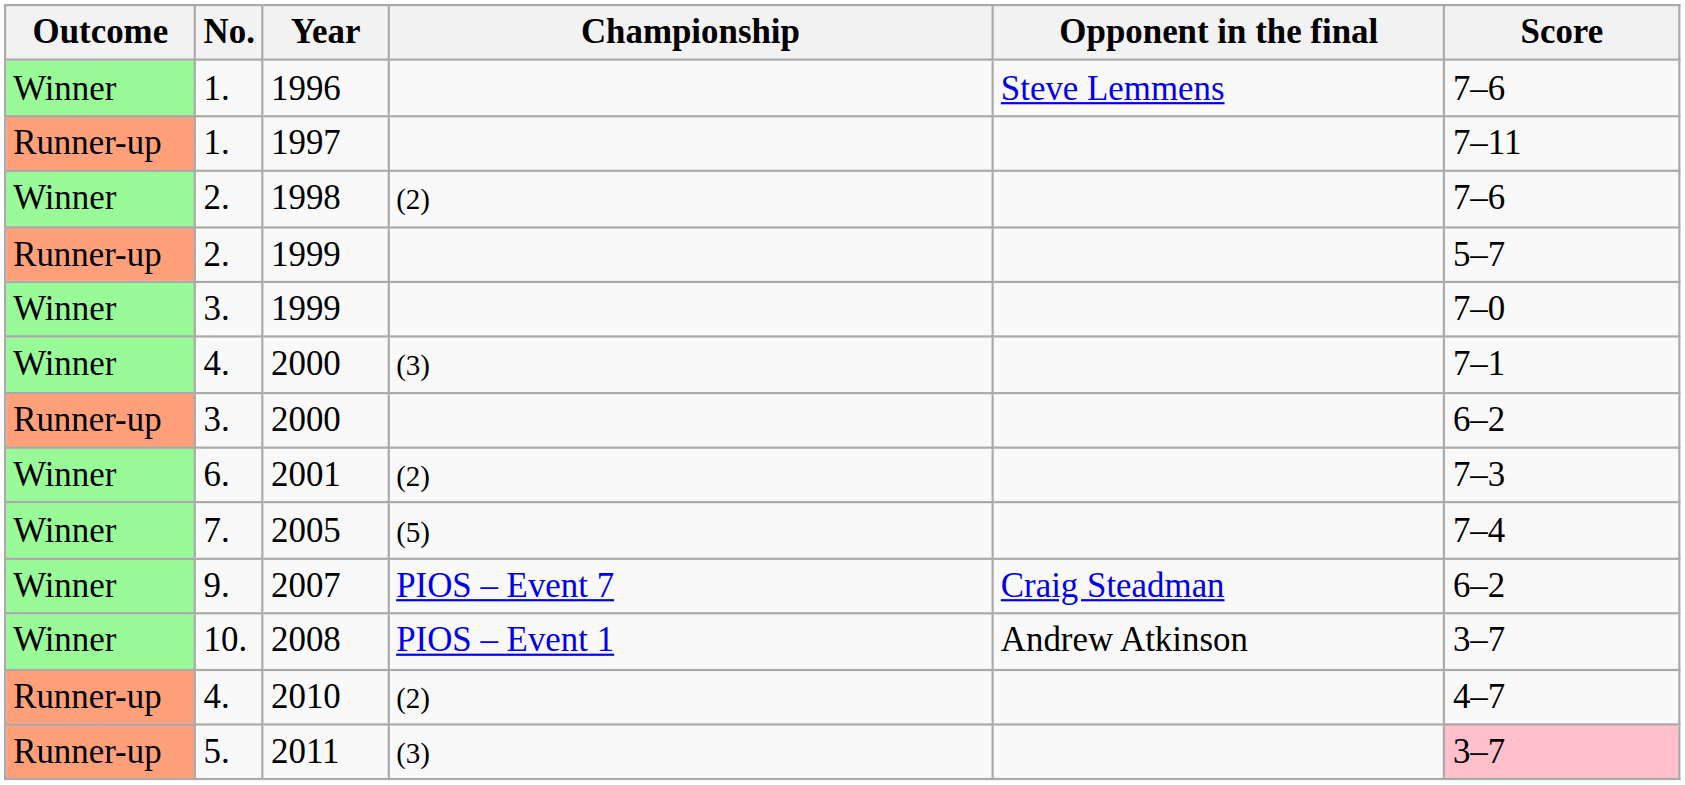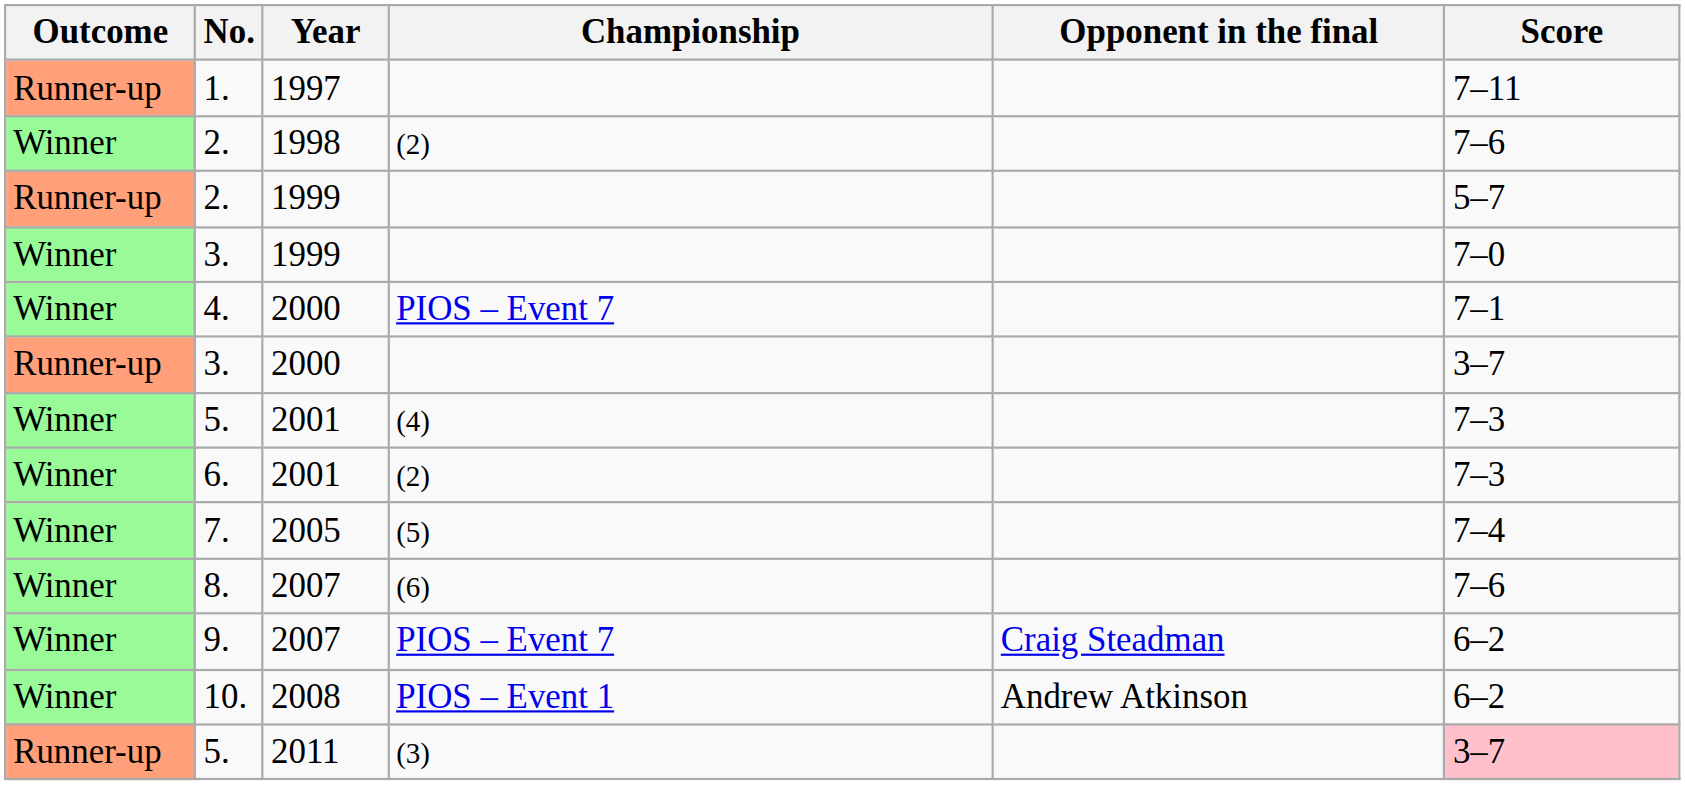- row: (217, 87)
(413, 366) (3) -> (505, 308) PIOS – Event 7
(1479, 419) 6–2 -> (1479, 364) 3–7
+ row: (217, 419)
+ row: (217, 585)
(1479, 640) 3–7 -> (1479, 695) 6–2
- row: (217, 695)
